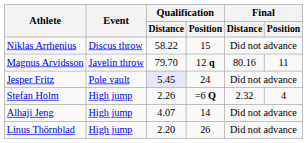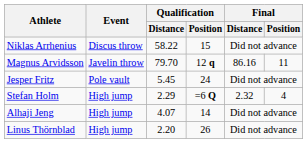(244, 62) 80.16 -> (244, 62) 86.16
(166, 79) lavender background -> (166, 79) no background
(166, 96) 2.26 -> (166, 96) 2.29
